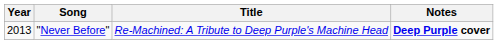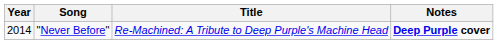(19, 30) 2013 -> (19, 30) 2014
